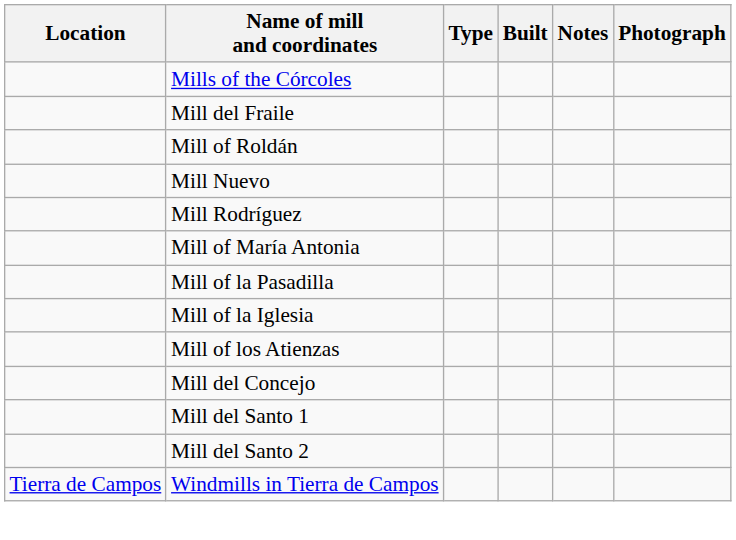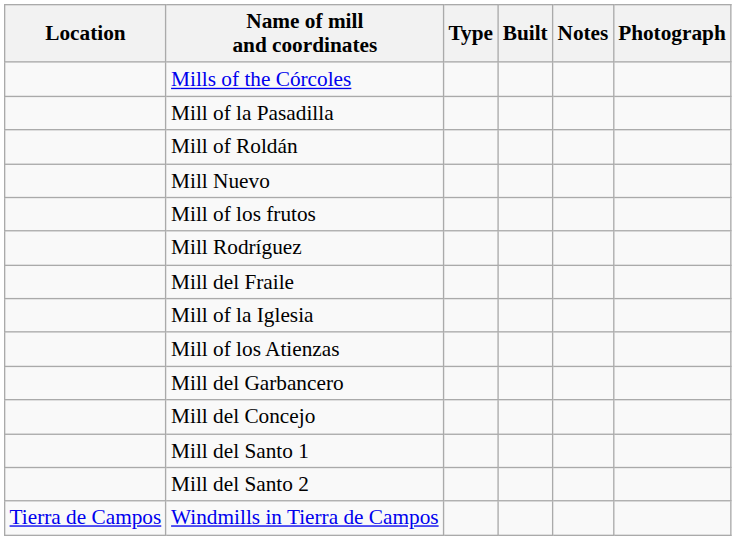rows swapped: (252, 281) <-> (233, 112)
+ row: (243, 214)
- row: (265, 247)
+ row: (257, 382)
